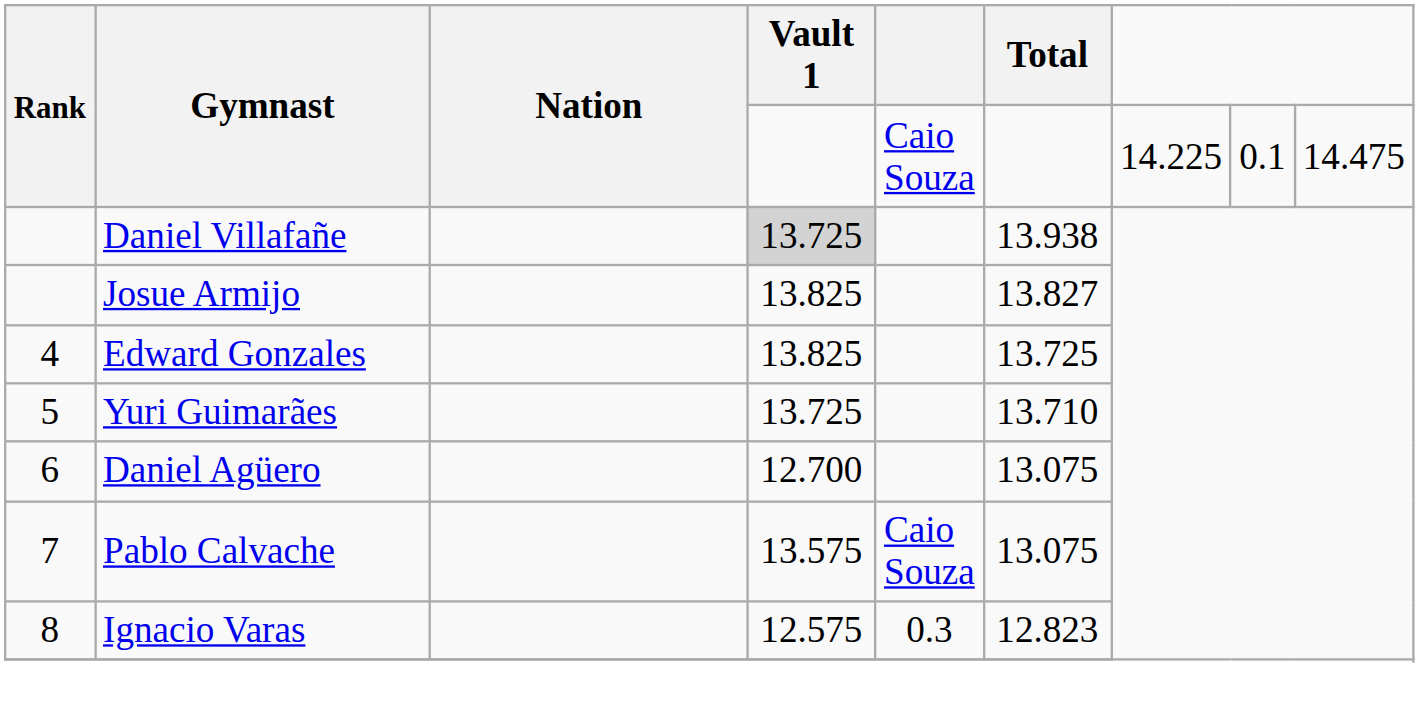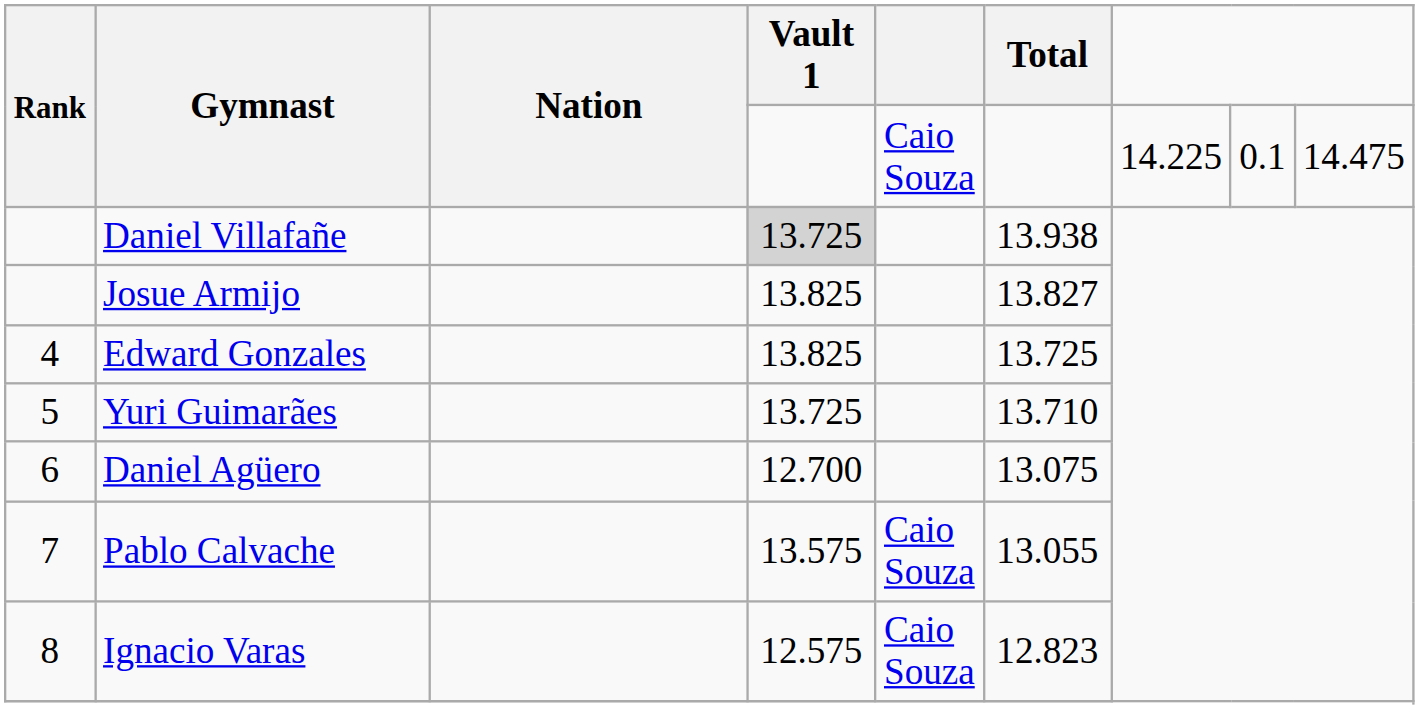(1047, 550) 13.075 -> (1047, 550) 13.055
(929, 630) 0.3 -> (929, 651) Caio Souza
